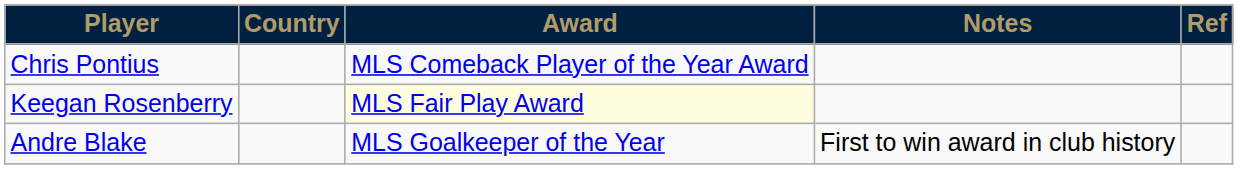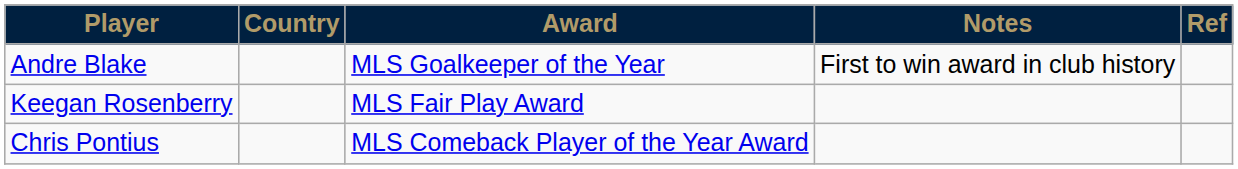rows swapped: (79, 143) <-> (85, 63)
(468, 103) lightyellow background -> (468, 103) no background
